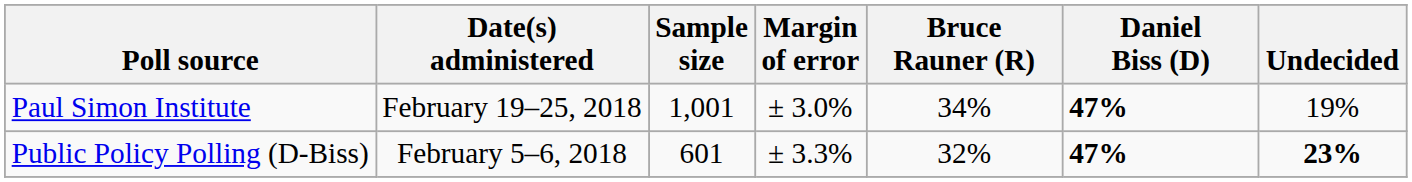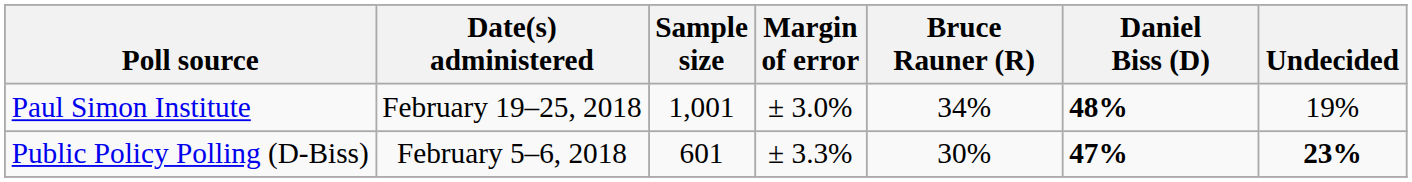(1098, 107) 47% -> (1098, 107) 48%
(964, 153) 32% -> (964, 153) 30%
